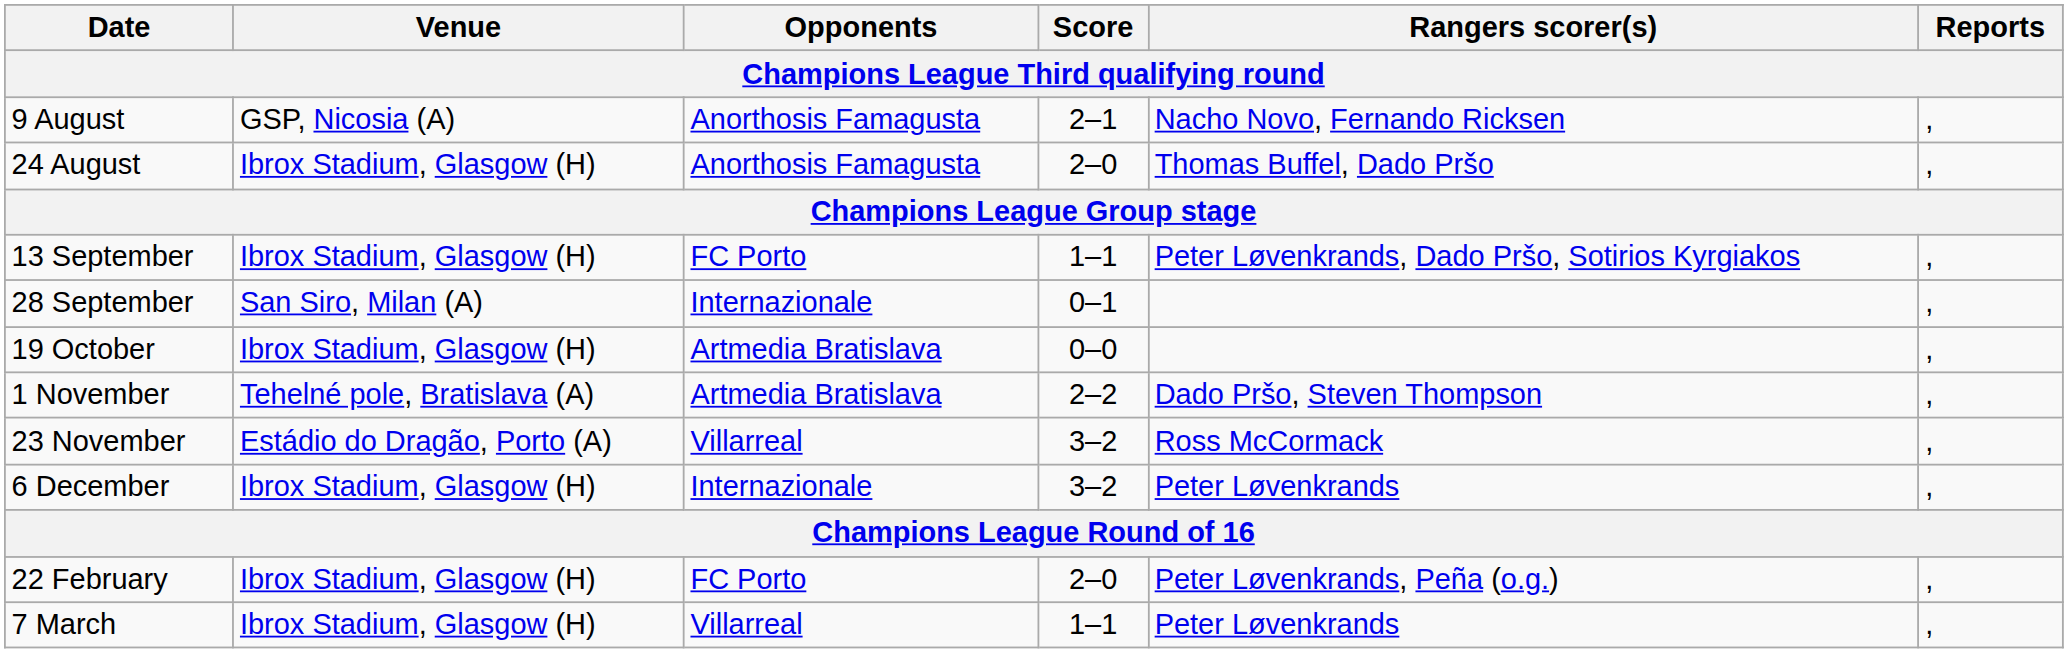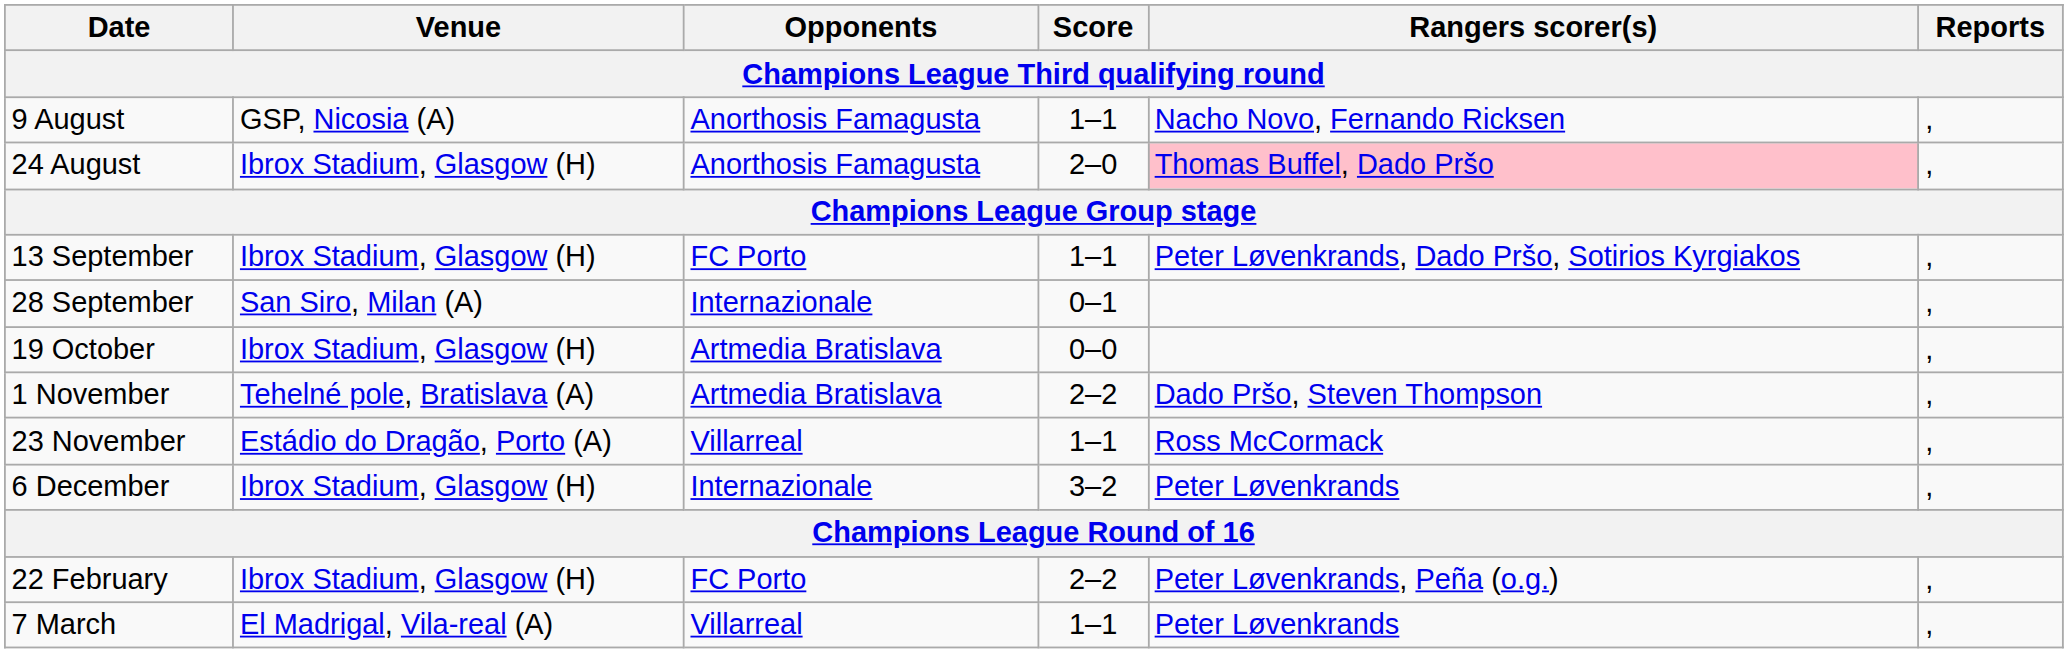(1093, 119) 2–1 -> (1093, 119) 1–1
(1324, 165) no background -> (1324, 165) pink background
(1093, 440) 3–2 -> (1093, 440) 1–1
(1093, 578) 2–0 -> (1093, 578) 2–2
(418, 624) Ibrox Stadium, Glasgow (H) -> (397, 624) El Madrigal, Vila-real (A)
